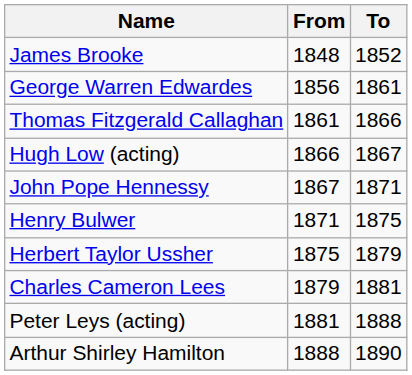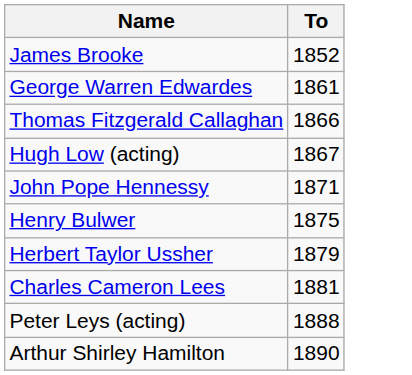- column: (319, 21)
